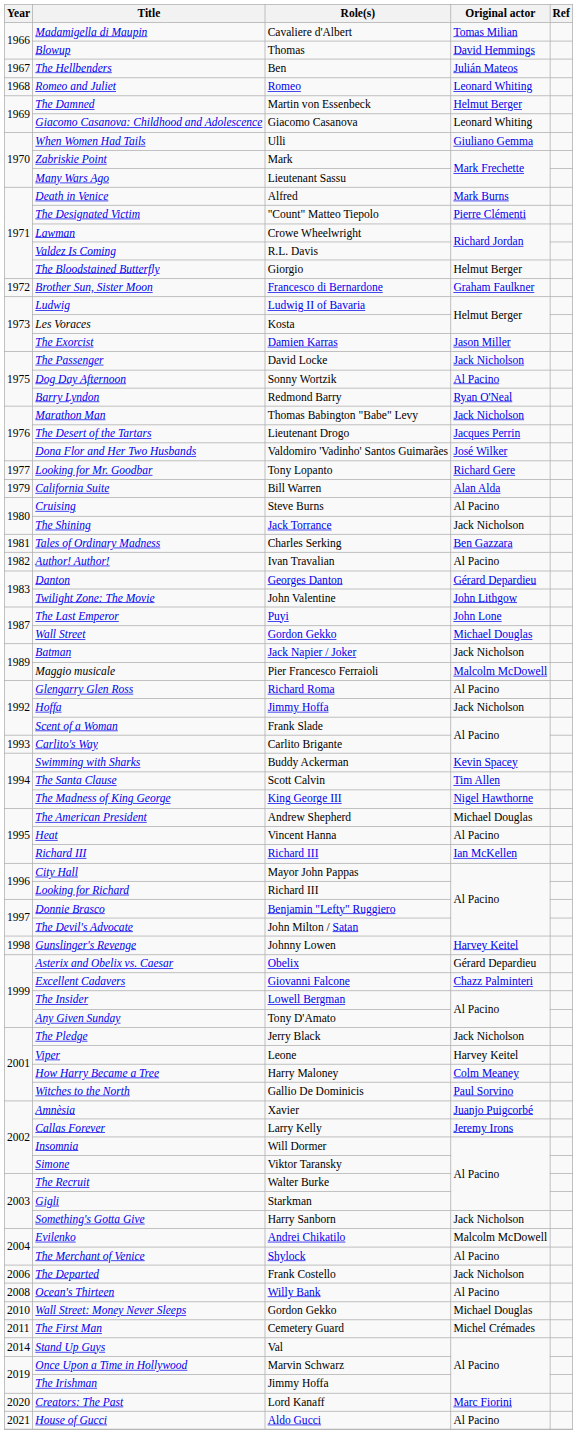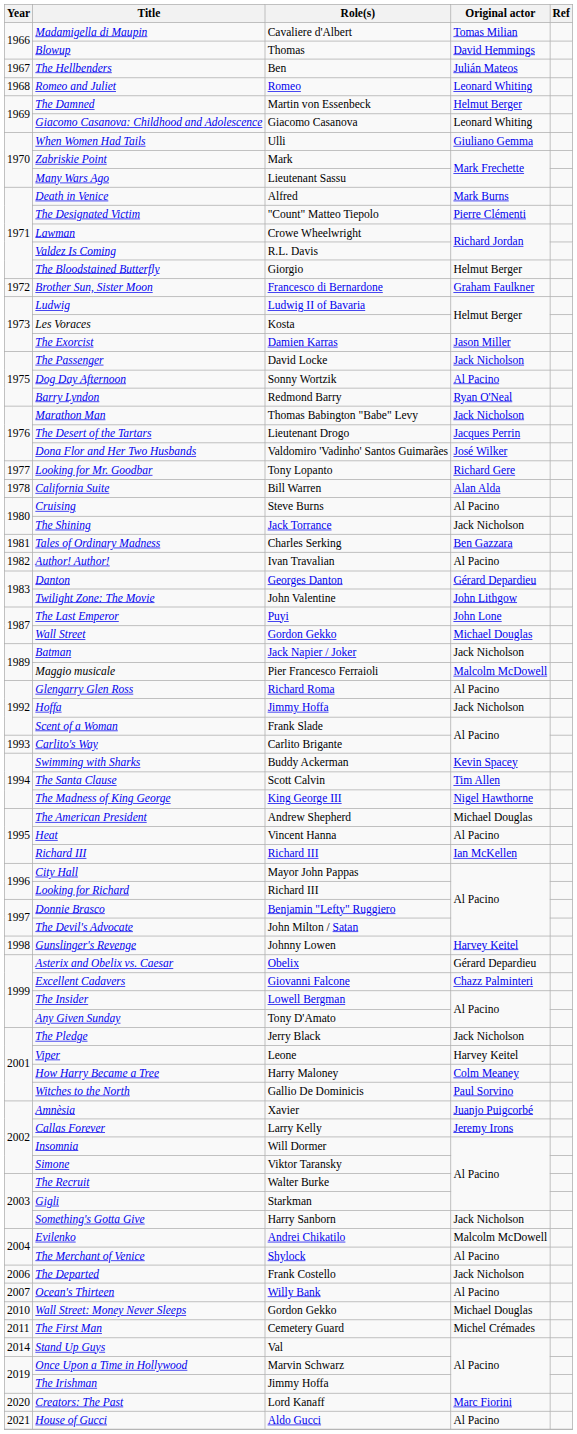(19, 488) 1979 -> (19, 488) 1978
(19, 1292) 2008 -> (19, 1292) 2007
